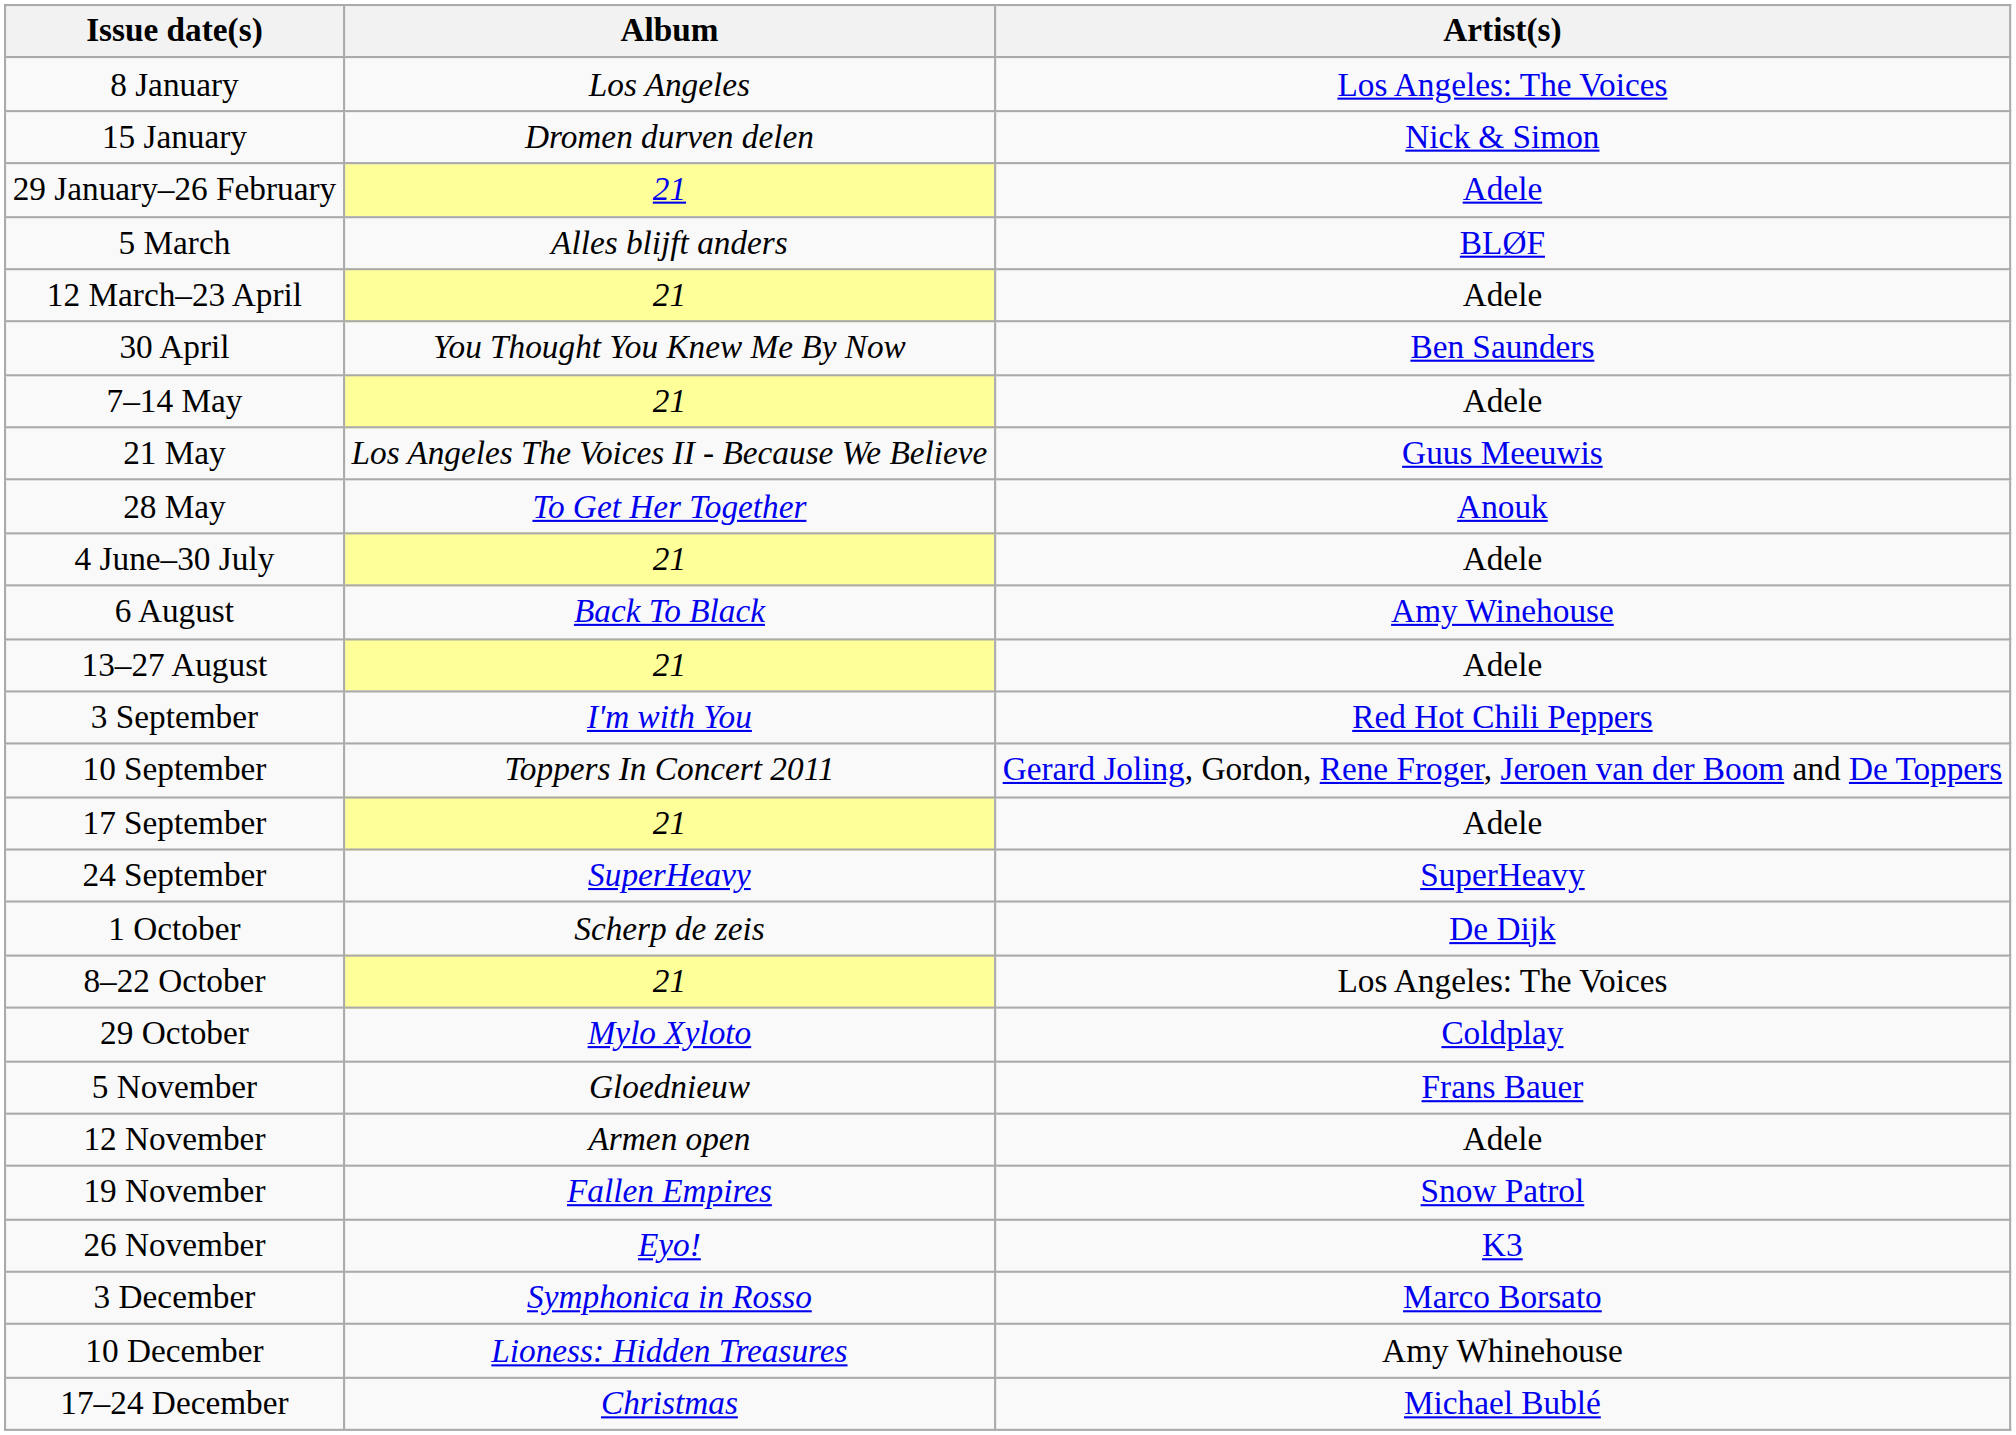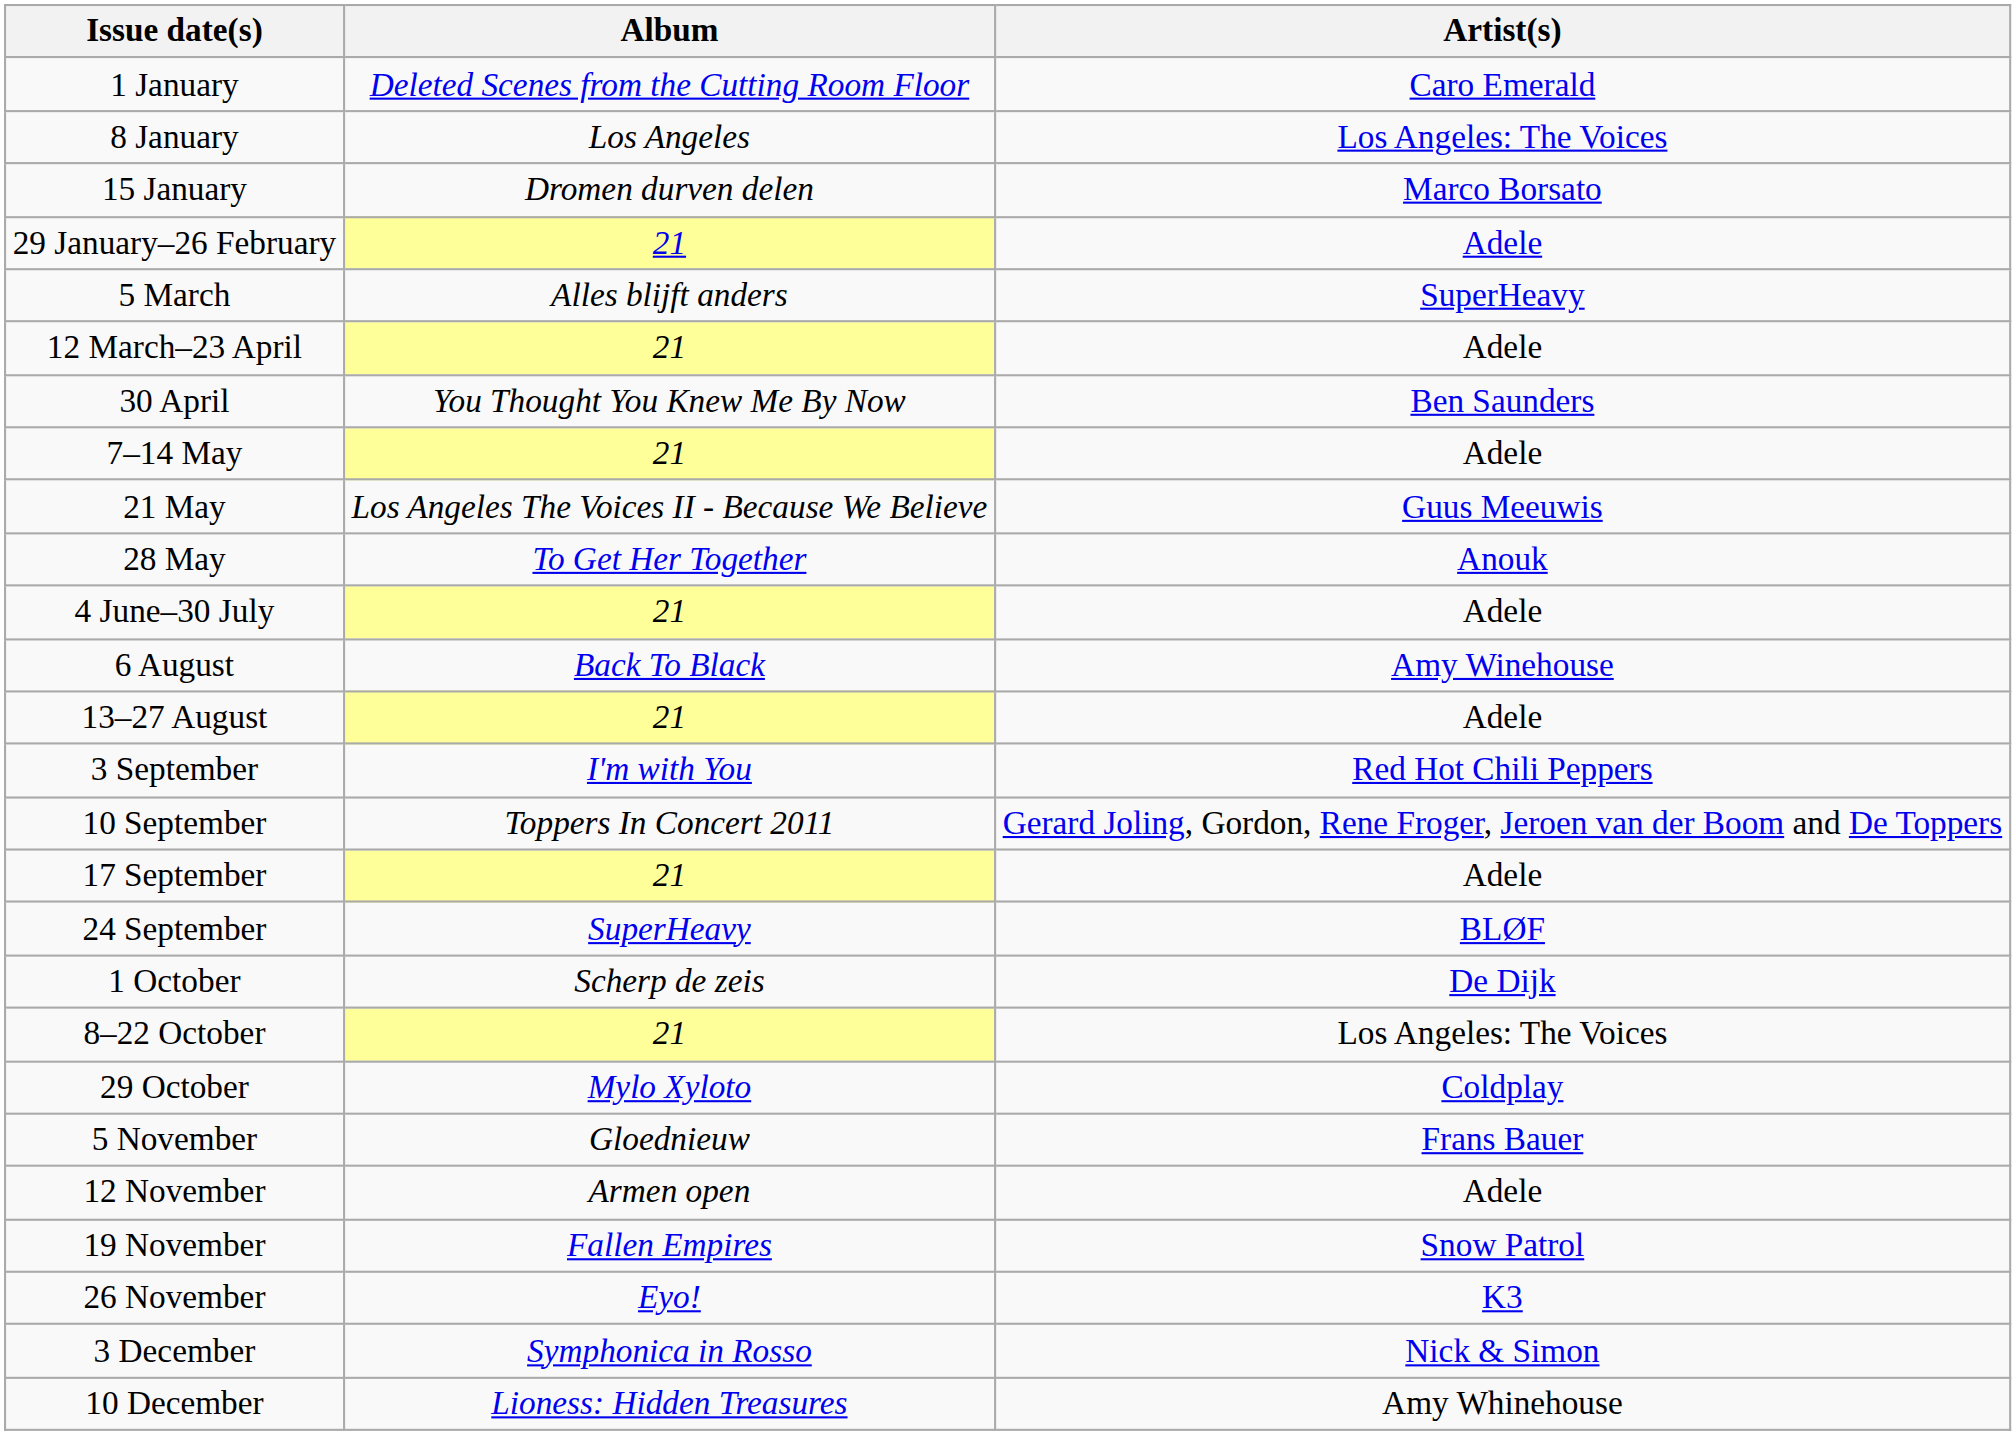+ row: (174, 83)
(1502, 136) Nick & Simon -> (1502, 189) Marco Borsato
(1502, 242) BLØF -> (1502, 294) SuperHeavy
(1502, 875) SuperHeavy -> (1502, 928) BLØF
(1502, 1297) Marco Borsato -> (1502, 1350) Nick & Simon
- row: (174, 1403)
